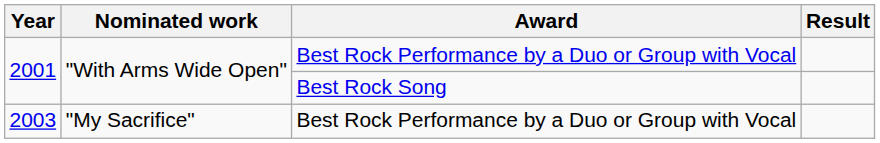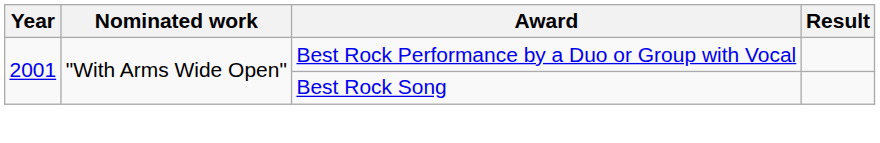- row: (33, 120)
